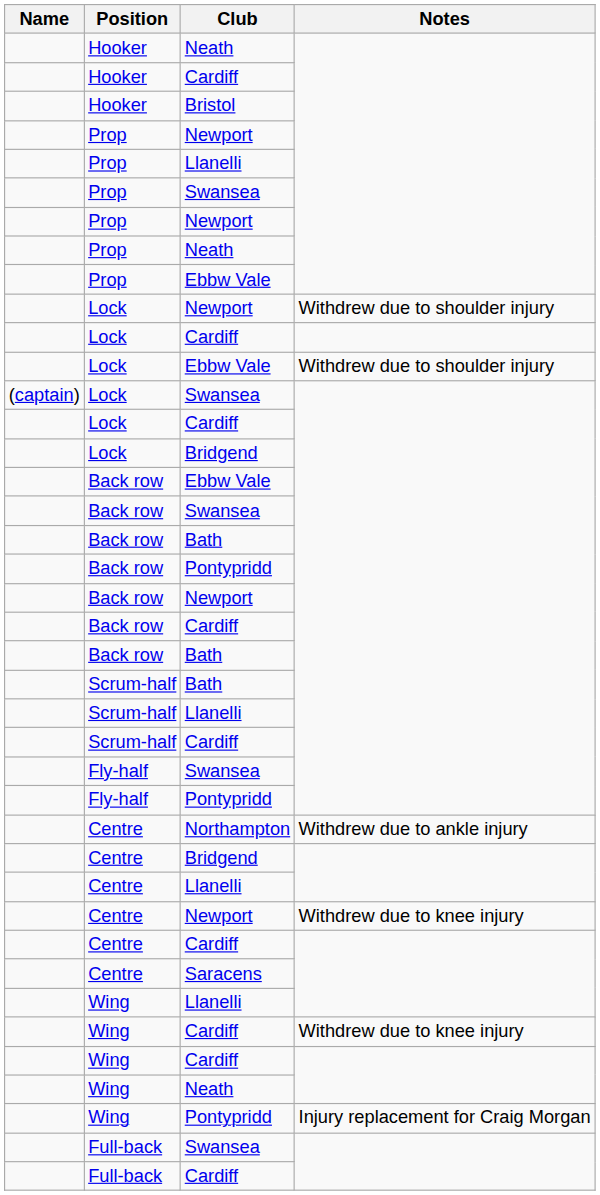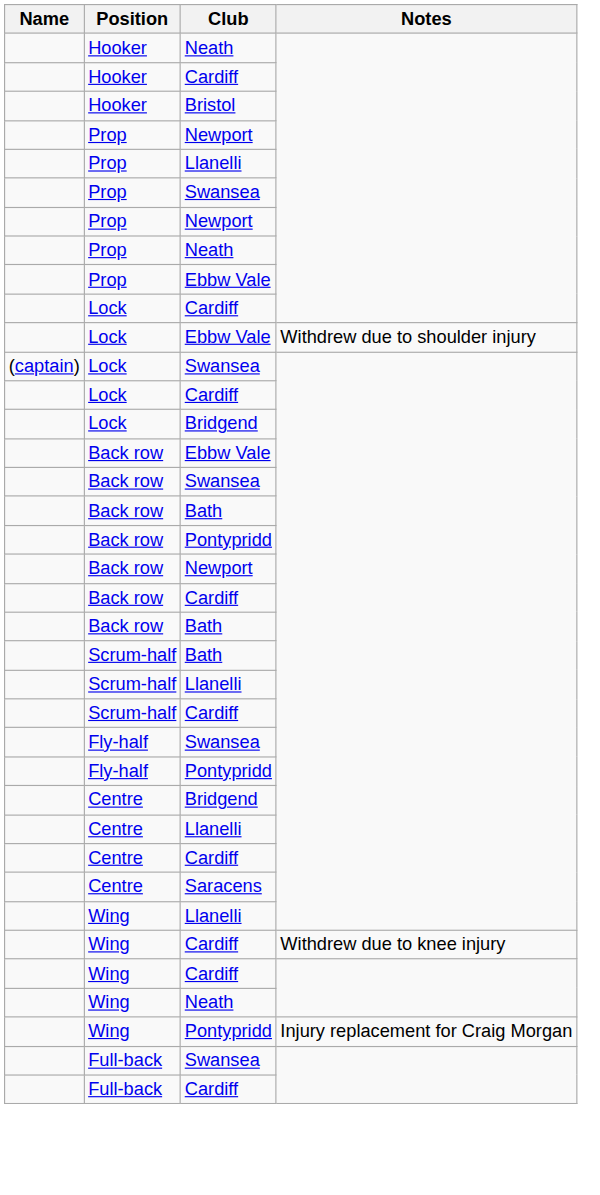- row: (107, 308)
- row: (116, 828)
- row: (116, 915)
